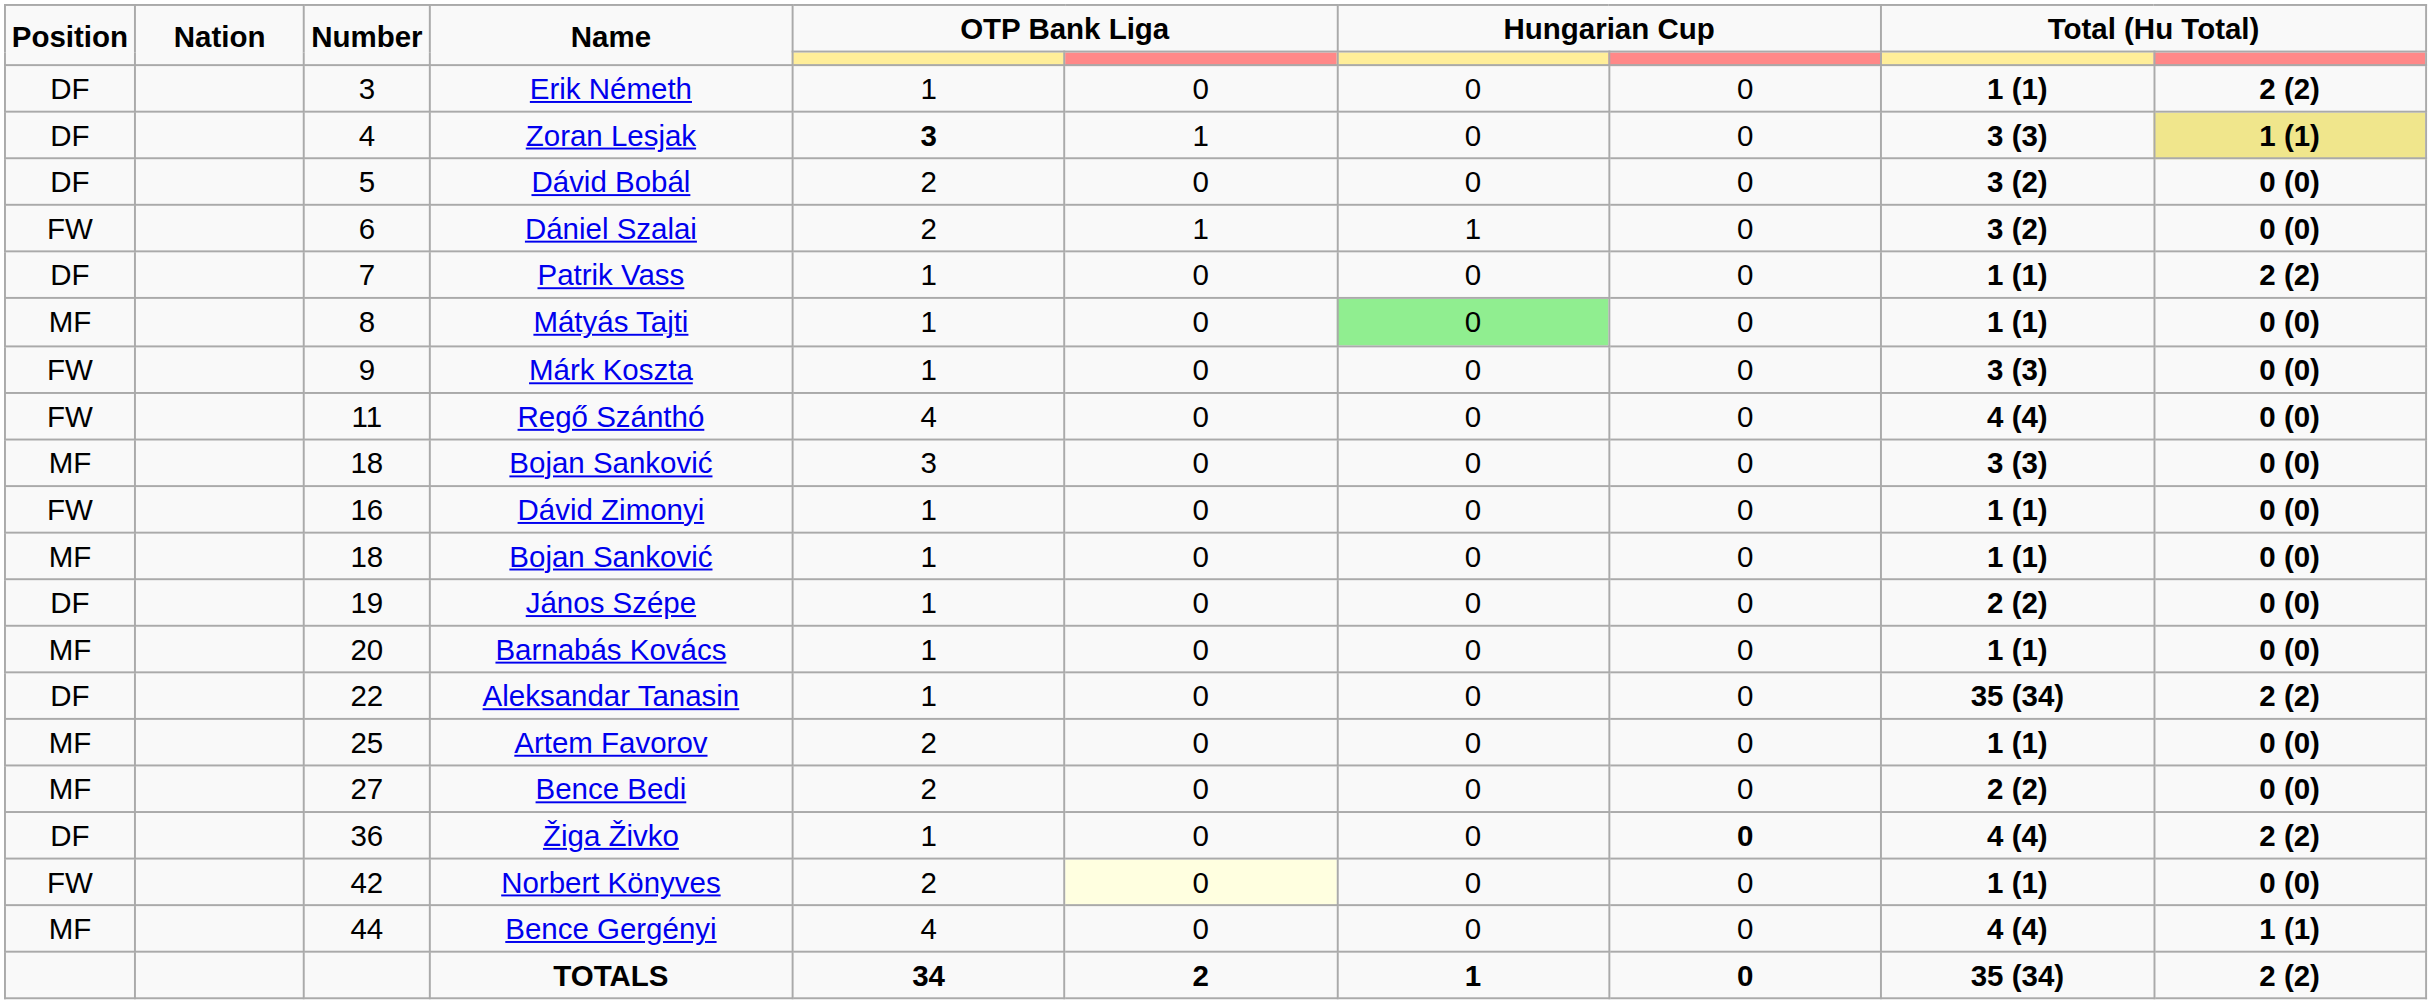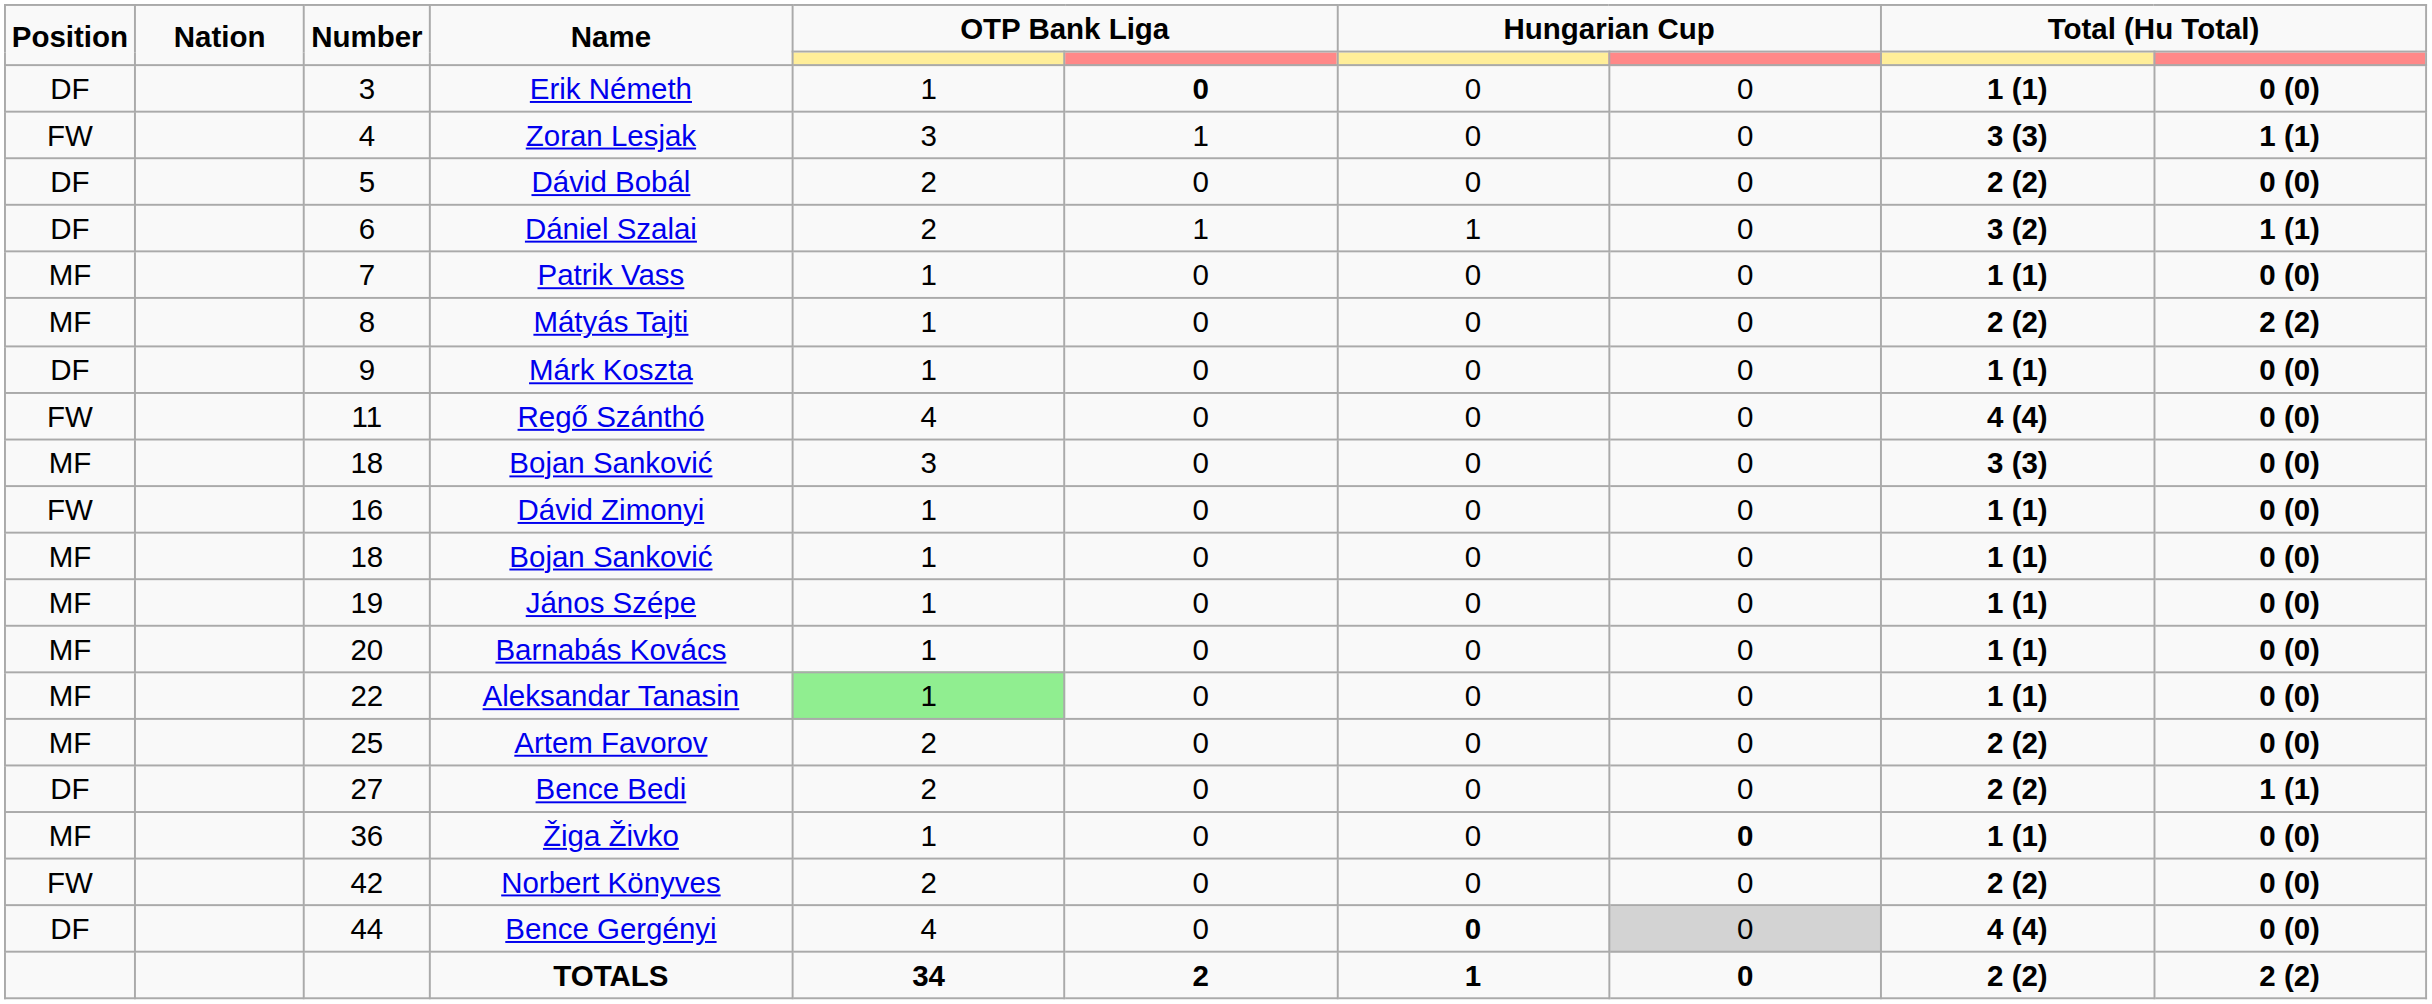(1201, 89) normal -> (1201, 89) bold
(2290, 89) 2 (2) -> (2290, 89) 0 (0)
(70, 136) DF -> (70, 136) FW
(929, 136) bold -> (929, 136) normal
(2290, 136) khaki background -> (2290, 136) no background
(2017, 182) 3 (2) -> (2017, 182) 2 (2)
(70, 229) FW -> (70, 229) DF
(2290, 229) 0 (0) -> (2290, 229) 1 (1)
(70, 276) DF -> (70, 276) MF
(2290, 276) 2 (2) -> (2290, 276) 0 (0)
(1473, 322) lightgreen background -> (1473, 322) no background
(2017, 322) 1 (1) -> (2017, 322) 2 (2)
(2290, 322) 0 (0) -> (2290, 322) 2 (2)
(70, 369) FW -> (70, 369) DF
(2017, 369) 3 (3) -> (2017, 369) 1 (1)
(70, 602) DF -> (70, 602) MF
(2017, 602) 2 (2) -> (2017, 602) 1 (1)
(70, 696) DF -> (70, 696) MF
(929, 696) no background -> (929, 696) lightgreen background
(2017, 696) 35 (34) -> (2017, 696) 1 (1)
(2290, 696) 2 (2) -> (2290, 696) 0 (0)
(2017, 742) 1 (1) -> (2017, 742) 2 (2)
(70, 789) MF -> (70, 789) DF
(2290, 789) 0 (0) -> (2290, 789) 1 (1)
(70, 836) DF -> (70, 836) MF
(2017, 836) 4 (4) -> (2017, 836) 1 (1)
(2290, 836) 2 (2) -> (2290, 836) 0 (0)
(1201, 882) lightyellow background -> (1201, 882) no background
(2017, 882) 1 (1) -> (2017, 882) 2 (2)
(70, 929) MF -> (70, 929) DF
(1473, 929) normal -> (1473, 929) bold
(1745, 929) no background -> (1745, 929) lightgrey background
(2290, 929) 1 (1) -> (2290, 929) 0 (0)
(2017, 976) 35 (34) -> (2017, 976) 2 (2)
